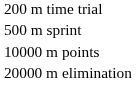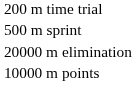rows swapped: (52, 51) <-> (68, 72)
